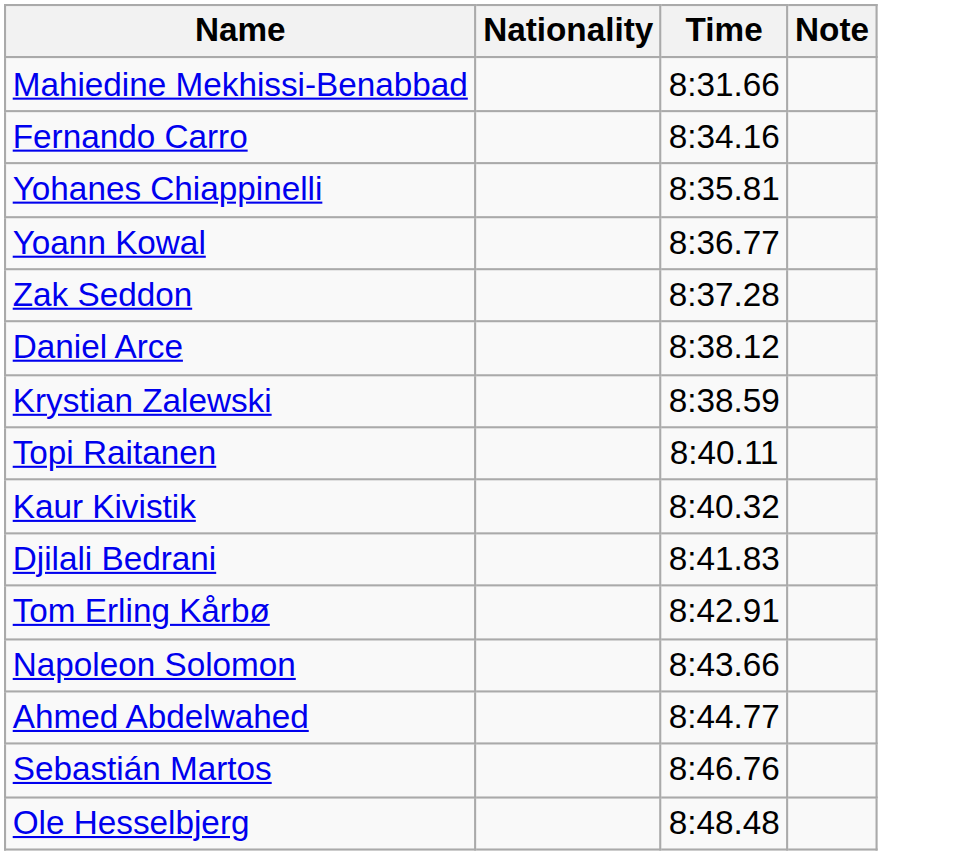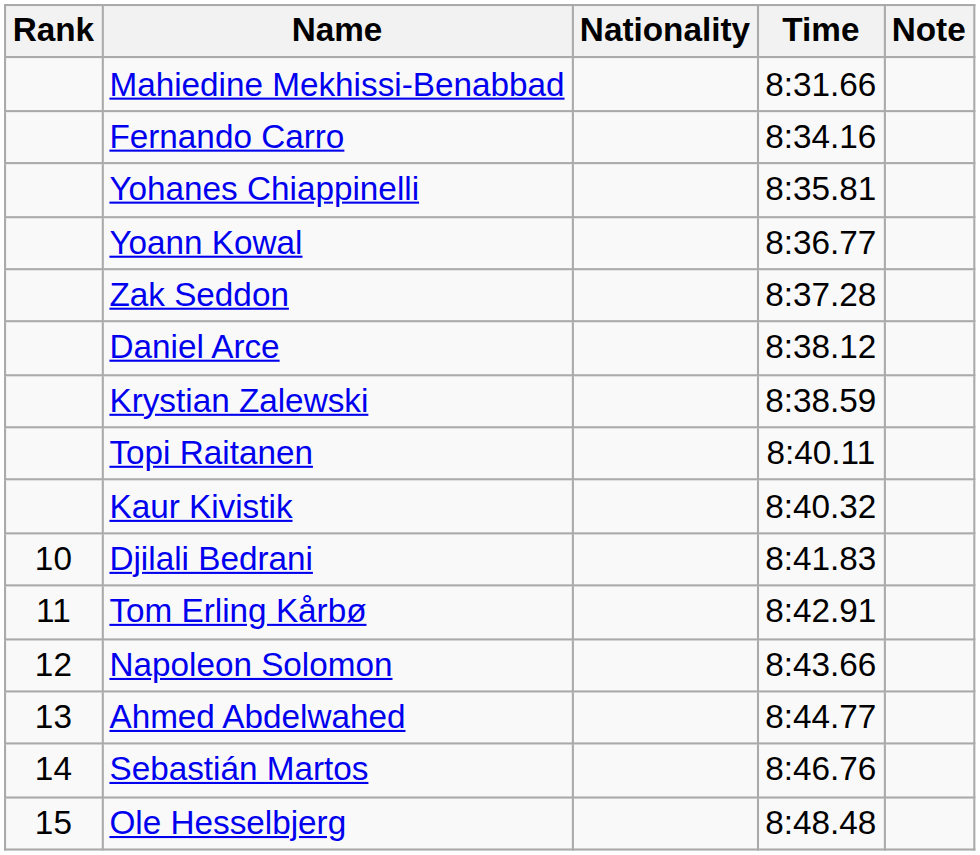+ column: (53, 30)
